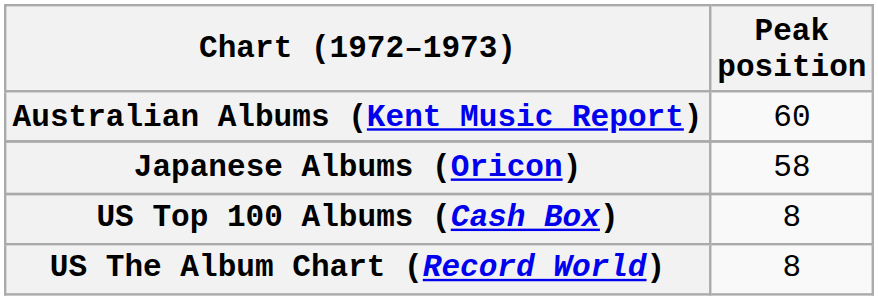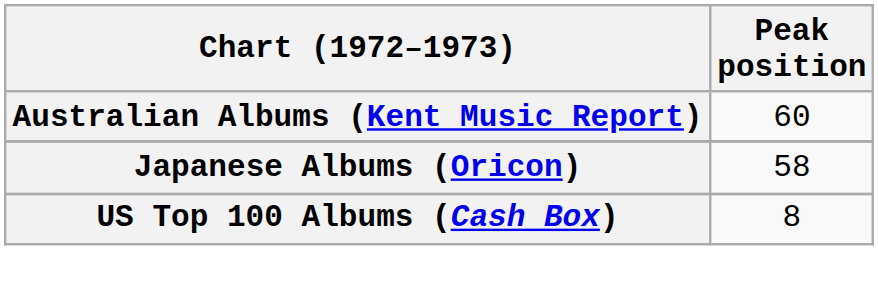- row: (358, 269)
